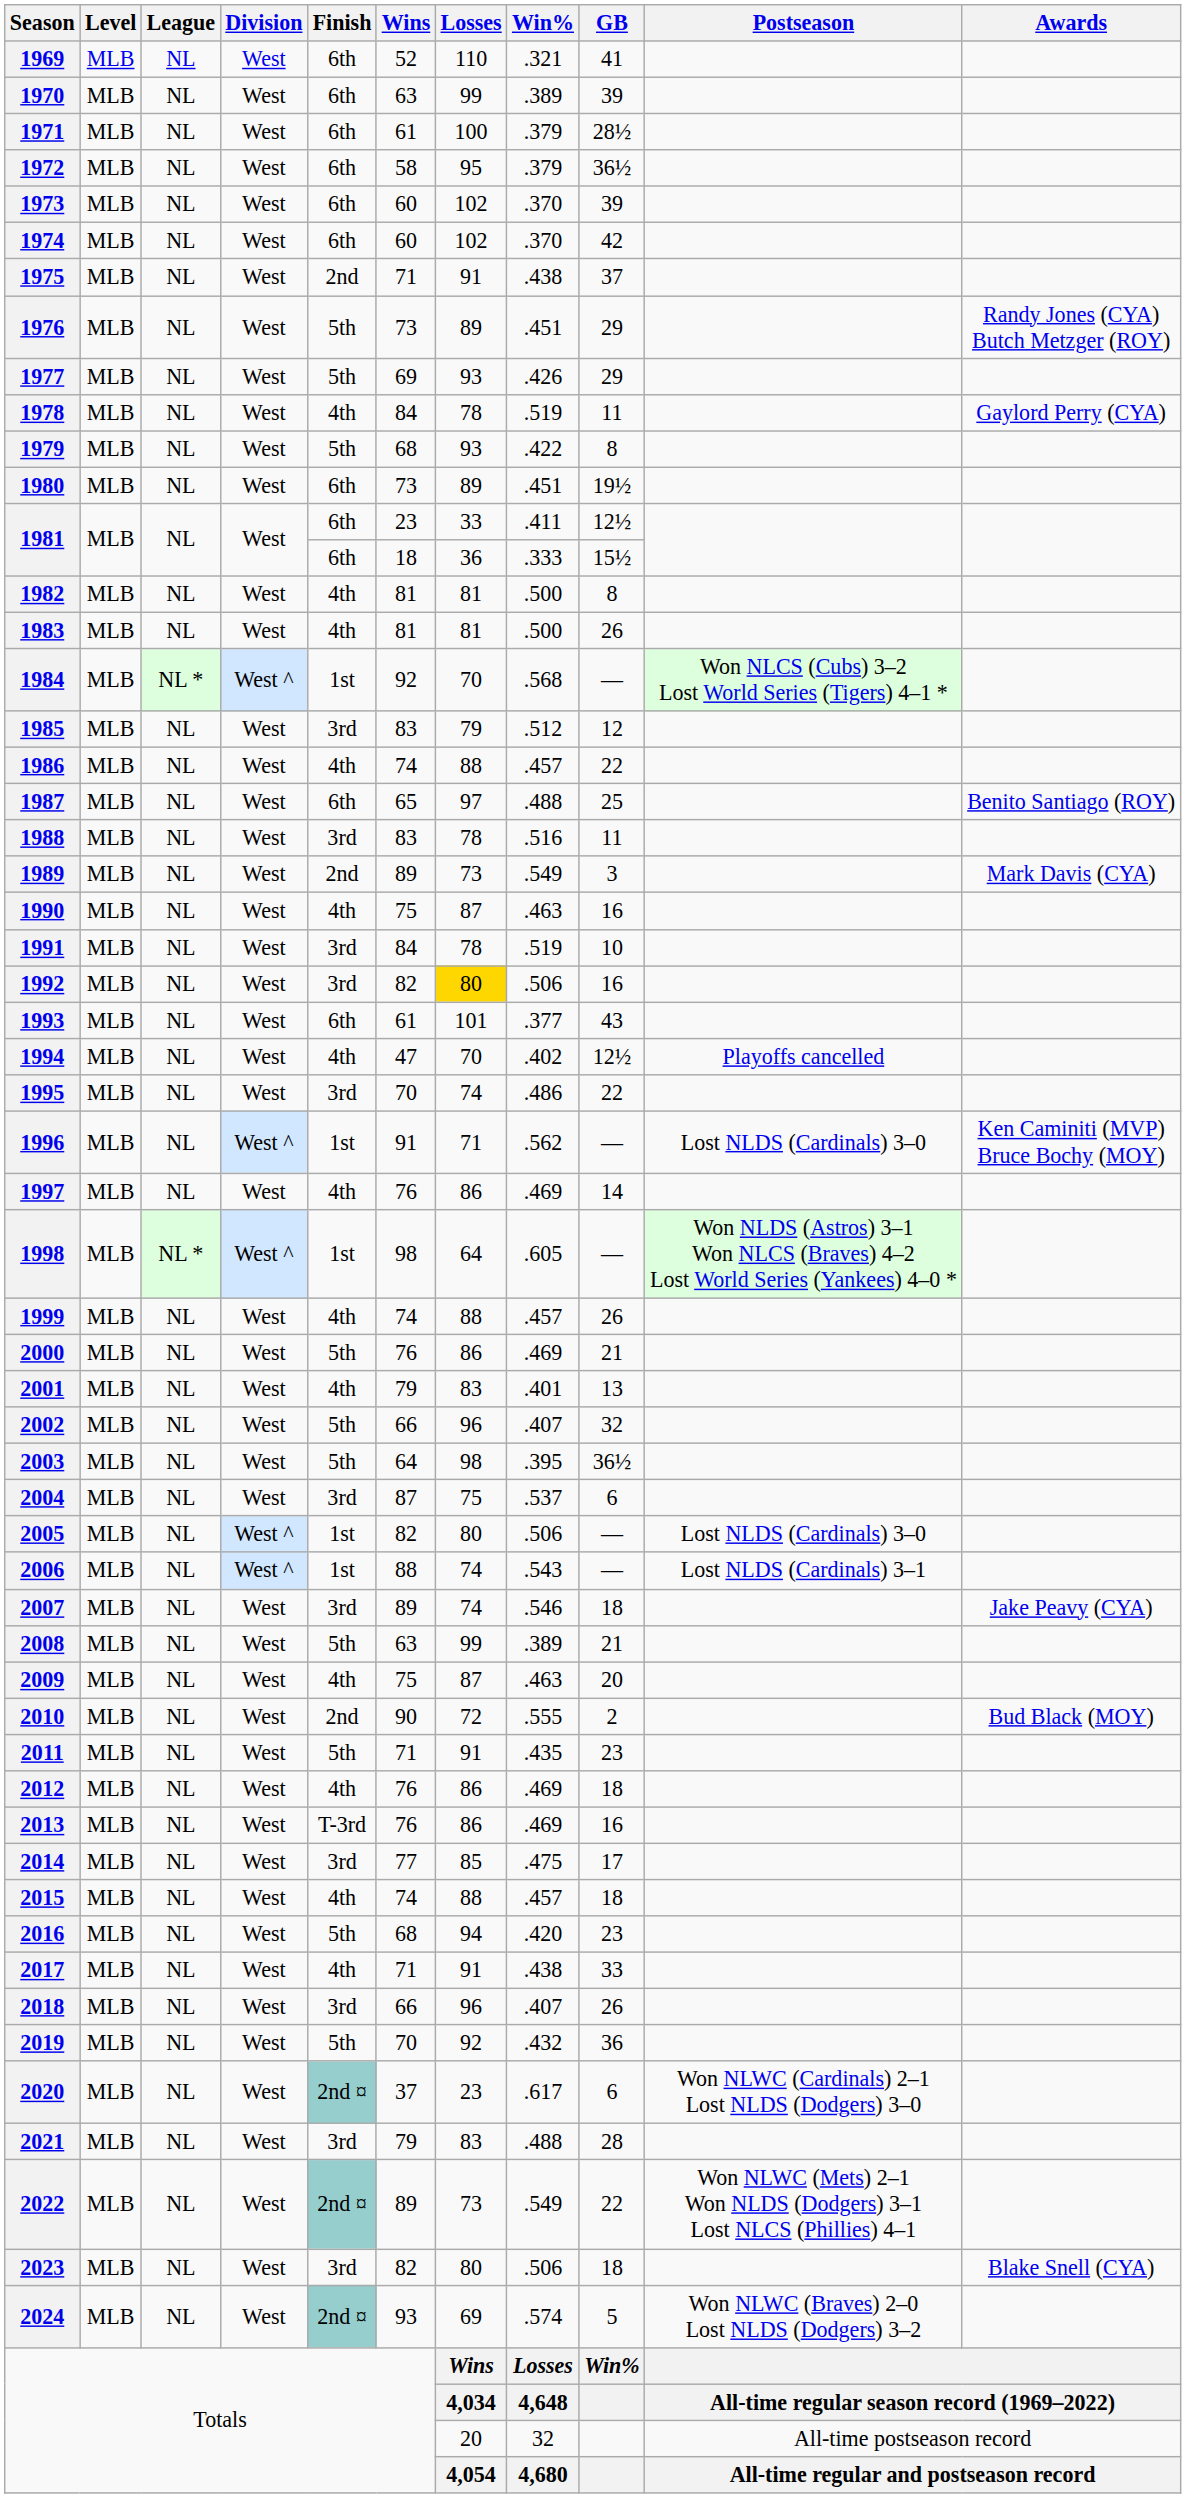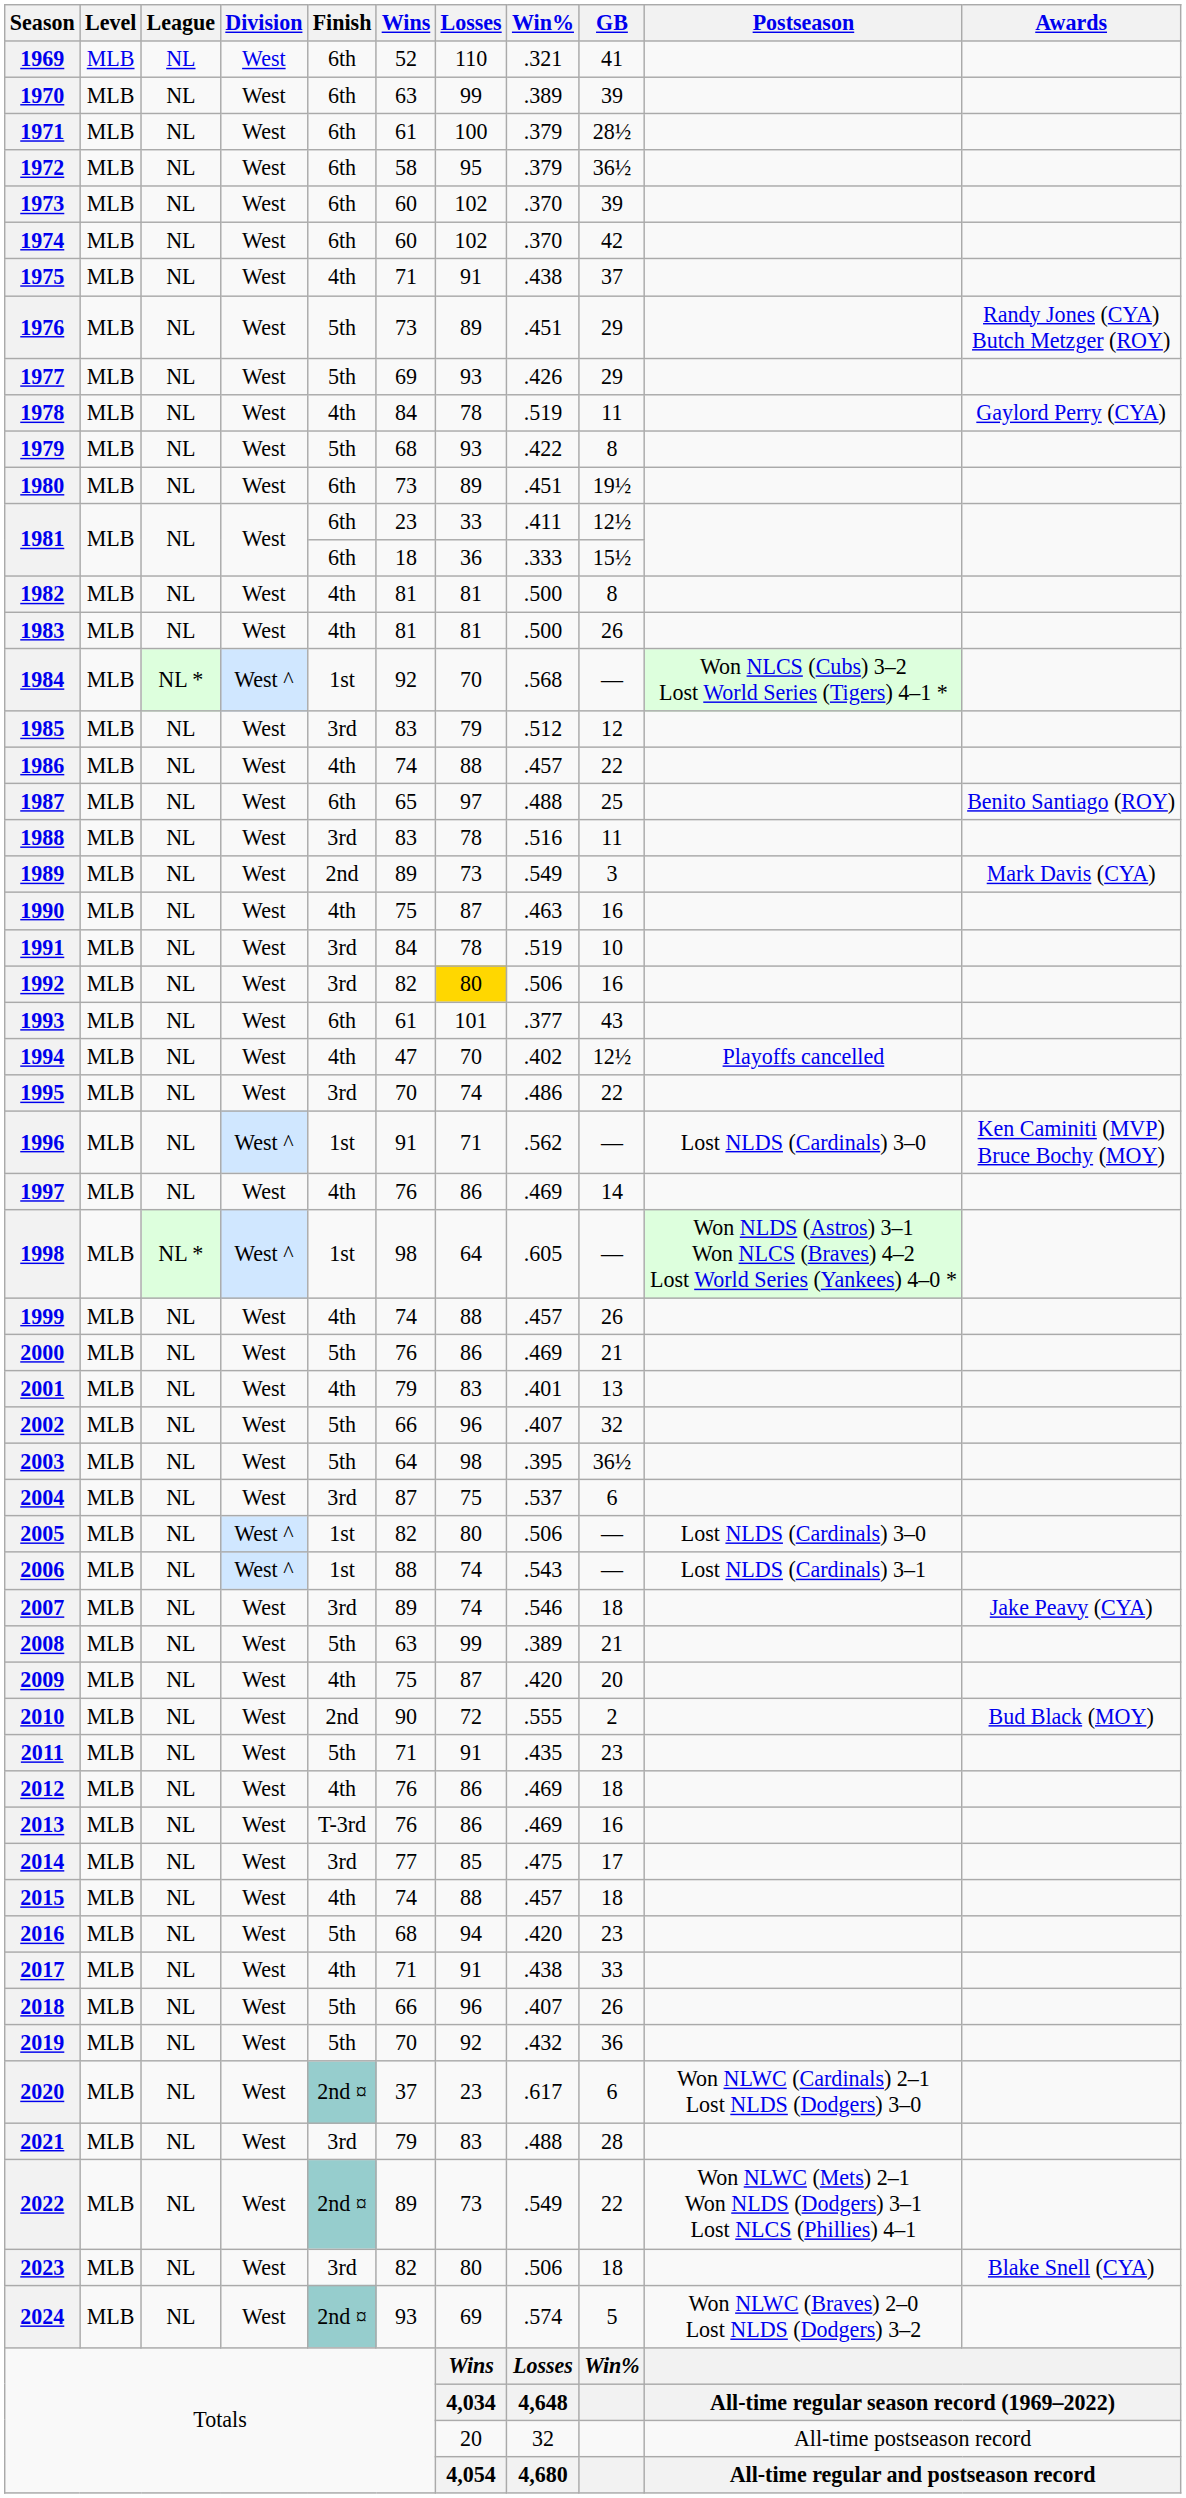(342, 277) 2nd -> (342, 277) 4th
(543, 1679) .463 -> (543, 1679) .420
(342, 2006) 3rd -> (342, 2006) 5th
